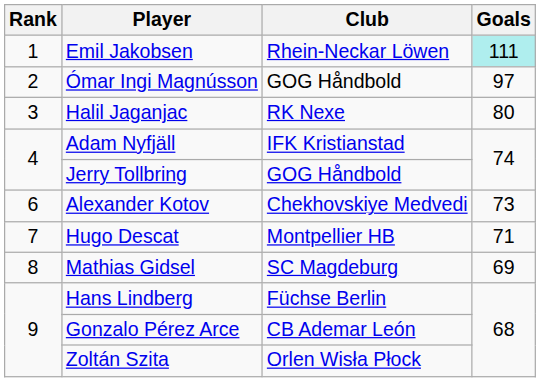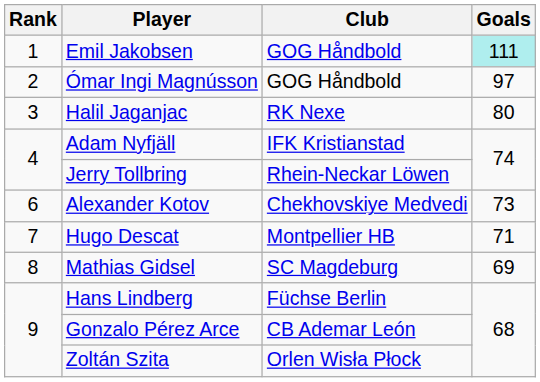(358, 50) Rhein-Neckar Löwen -> (334, 50) GOG Håndbold
(334, 174) GOG Håndbold -> (358, 174) Rhein-Neckar Löwen
